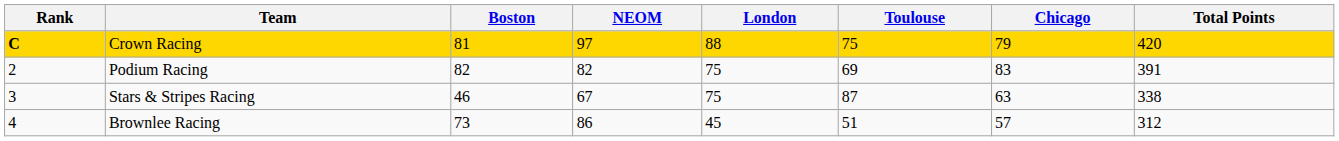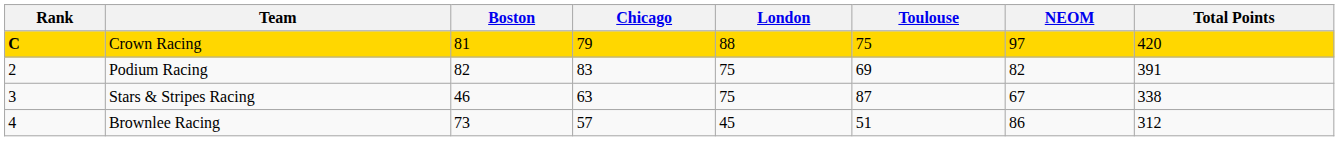columns swapped: (1063, 17) <-> (637, 17)
